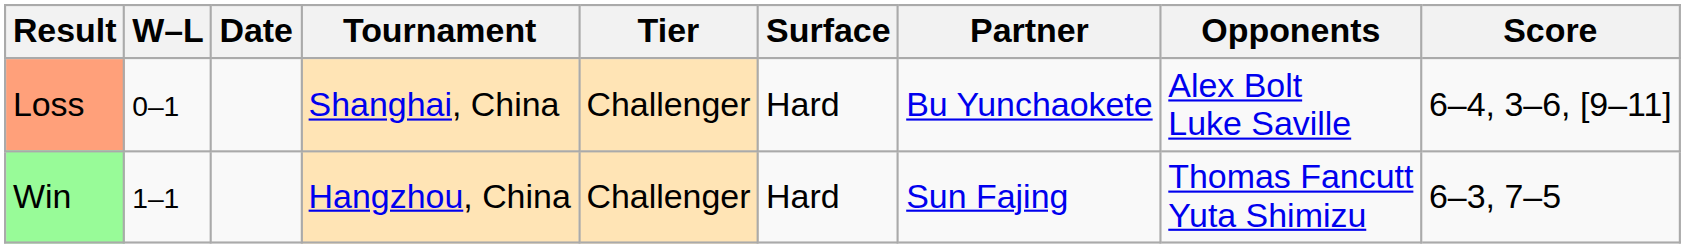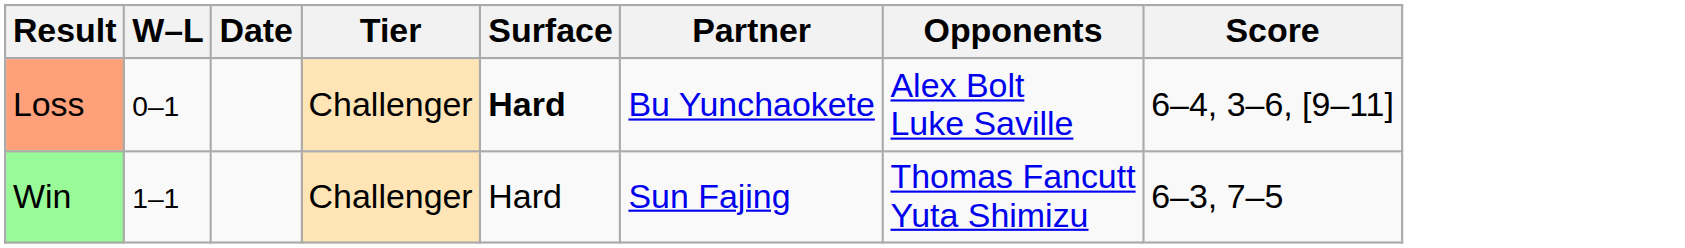- column: (440, 31)
(803, 104) normal -> (527, 104) bold
